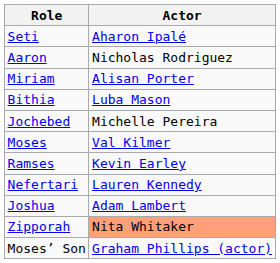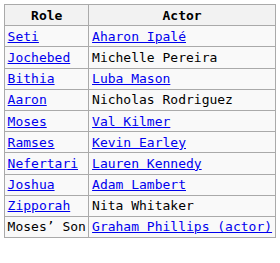rows swapped: (39, 121) <-> (27, 57)
- row: (31, 79)
(143, 227) lightsalmon background -> (143, 206) no background
